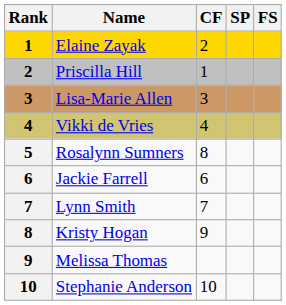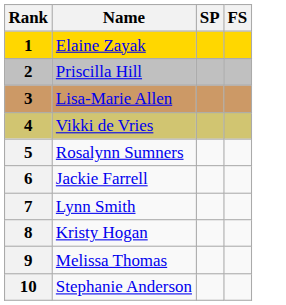- column: (211, 17)
